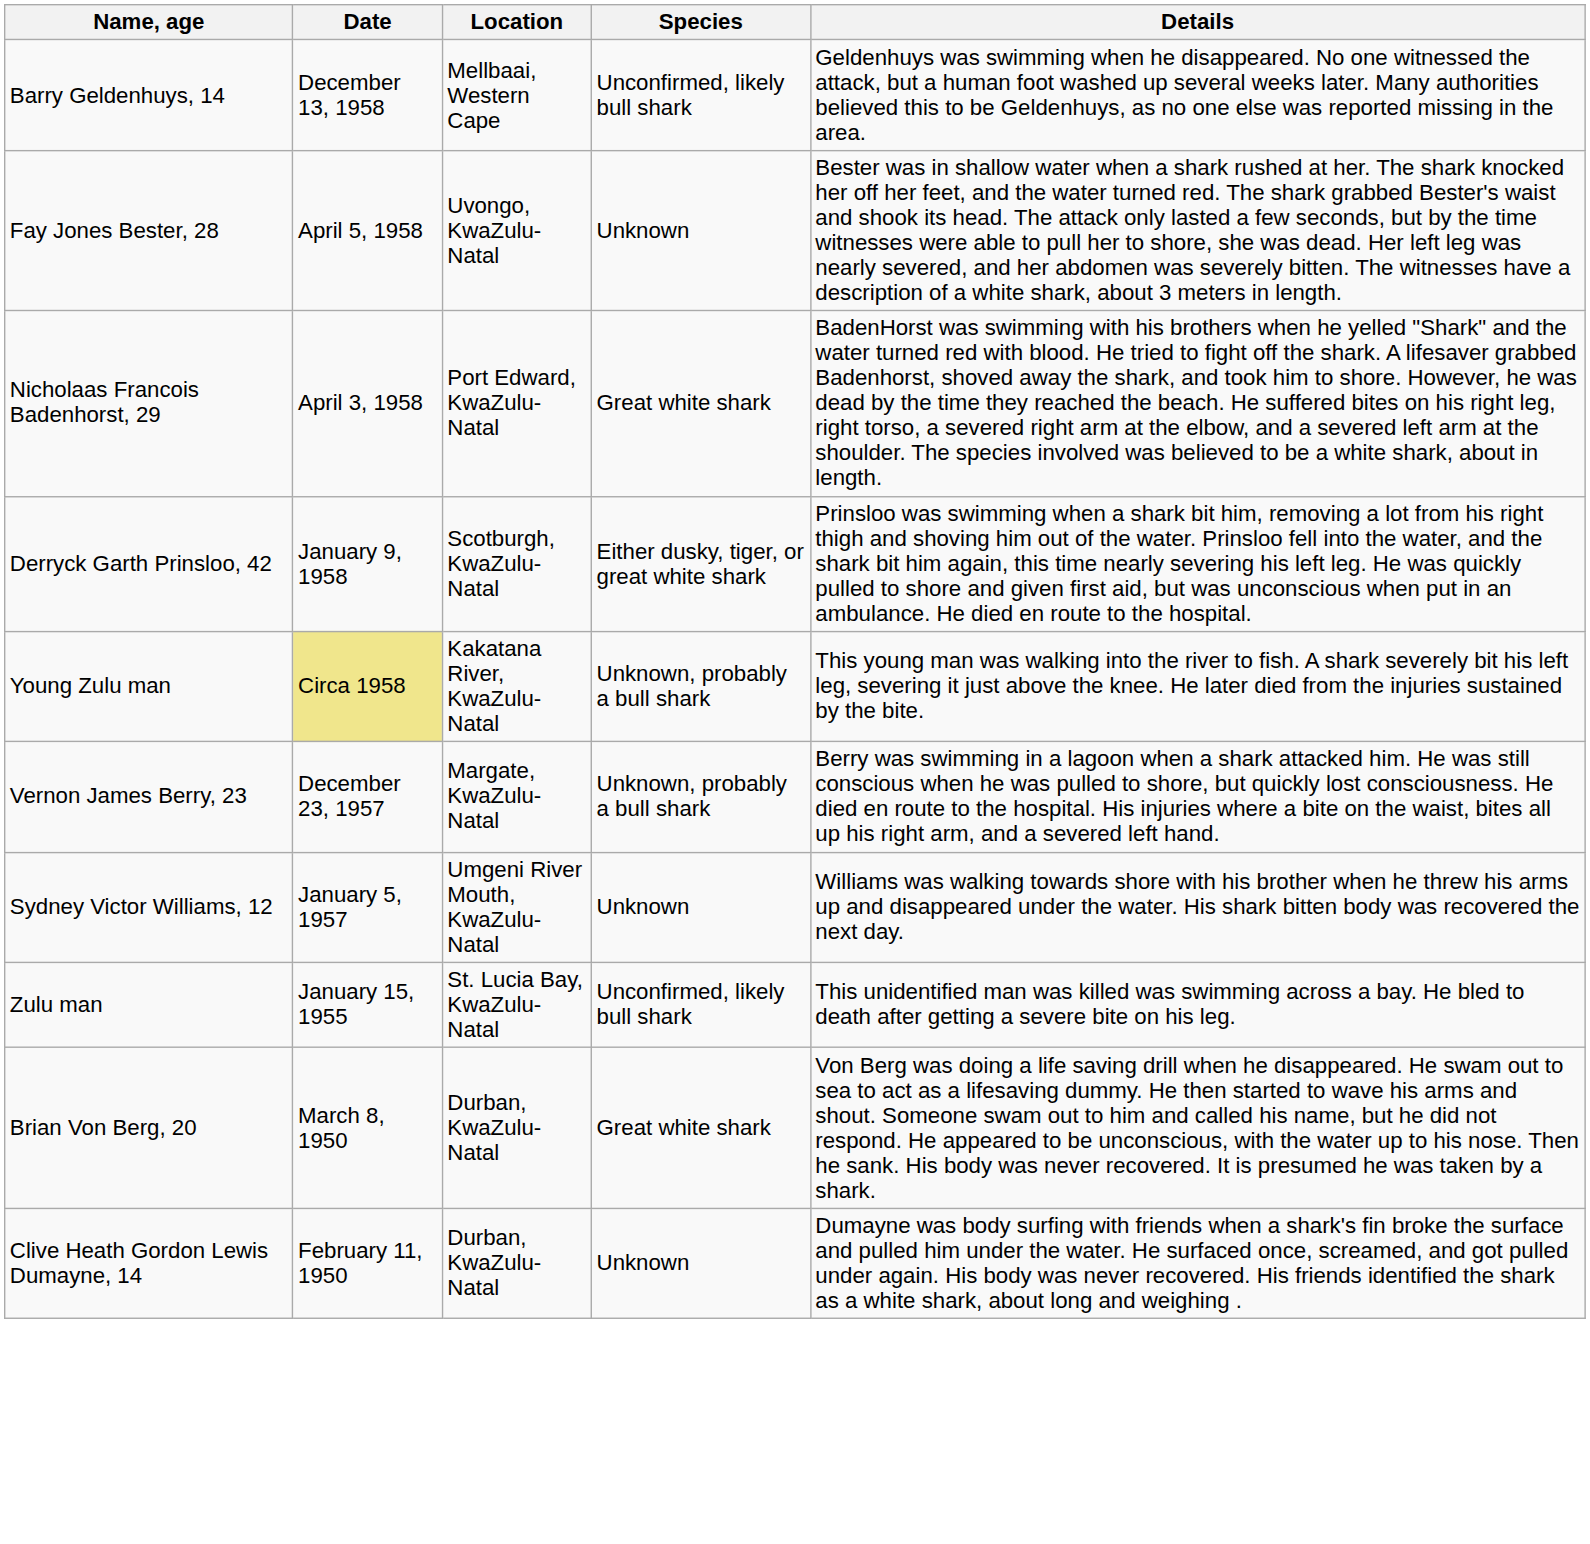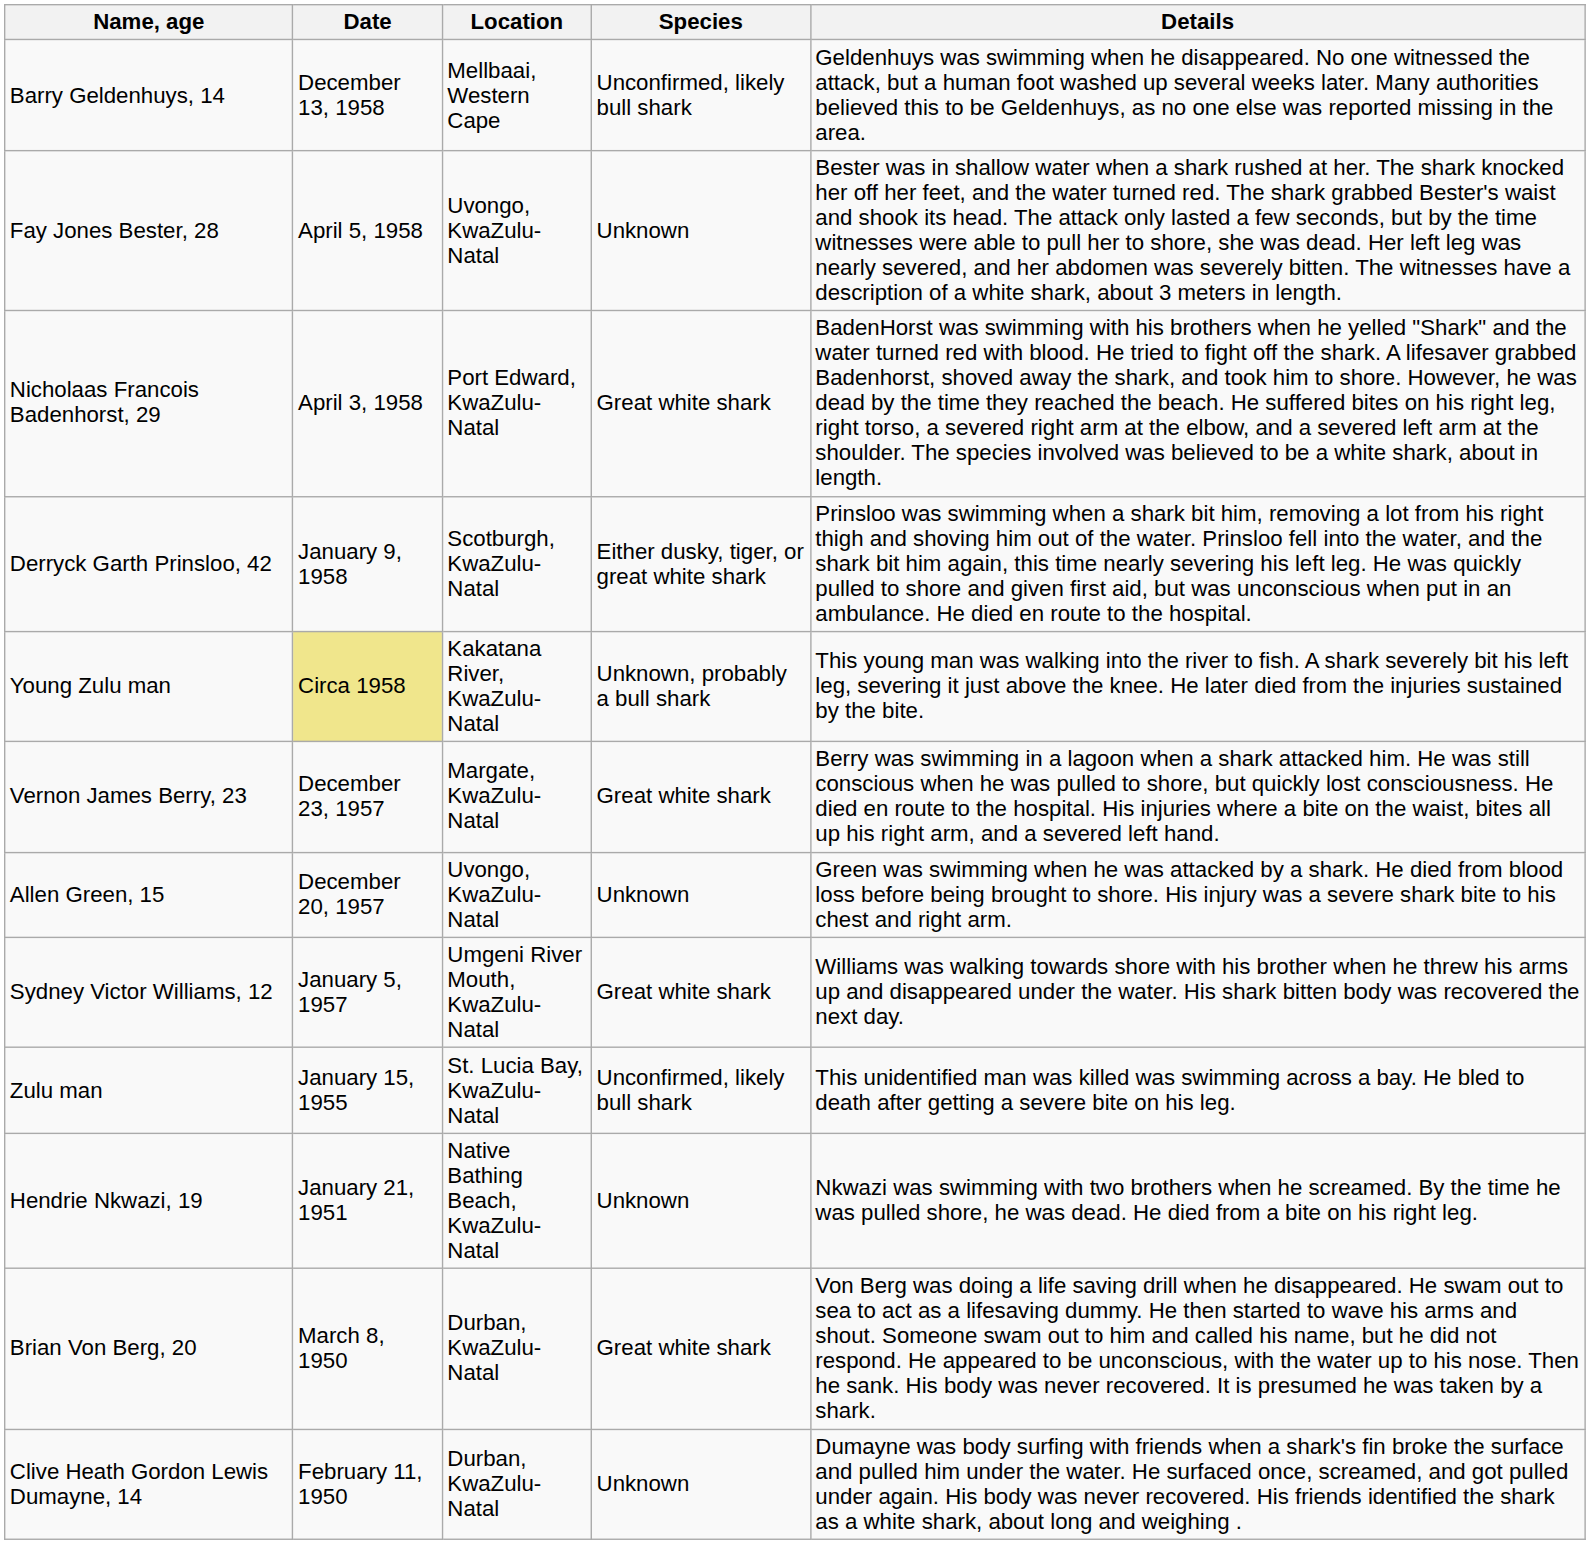(692, 796) Unknown, probably a bull shark -> (684, 796) Great white shark
+ row: (87, 894)
(643, 907) Unknown -> (684, 992) Great white shark
+ row: (106, 1200)
